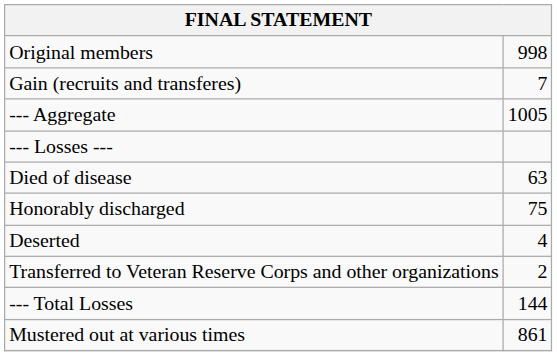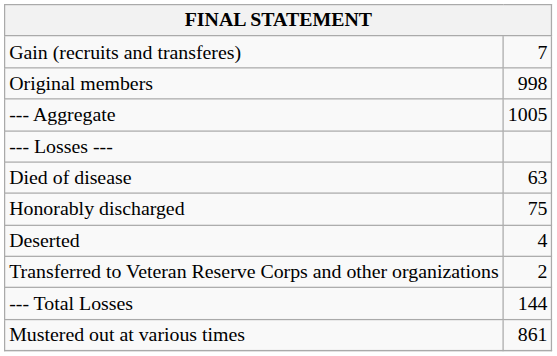rows swapped: (81, 51) <-> (125, 83)
